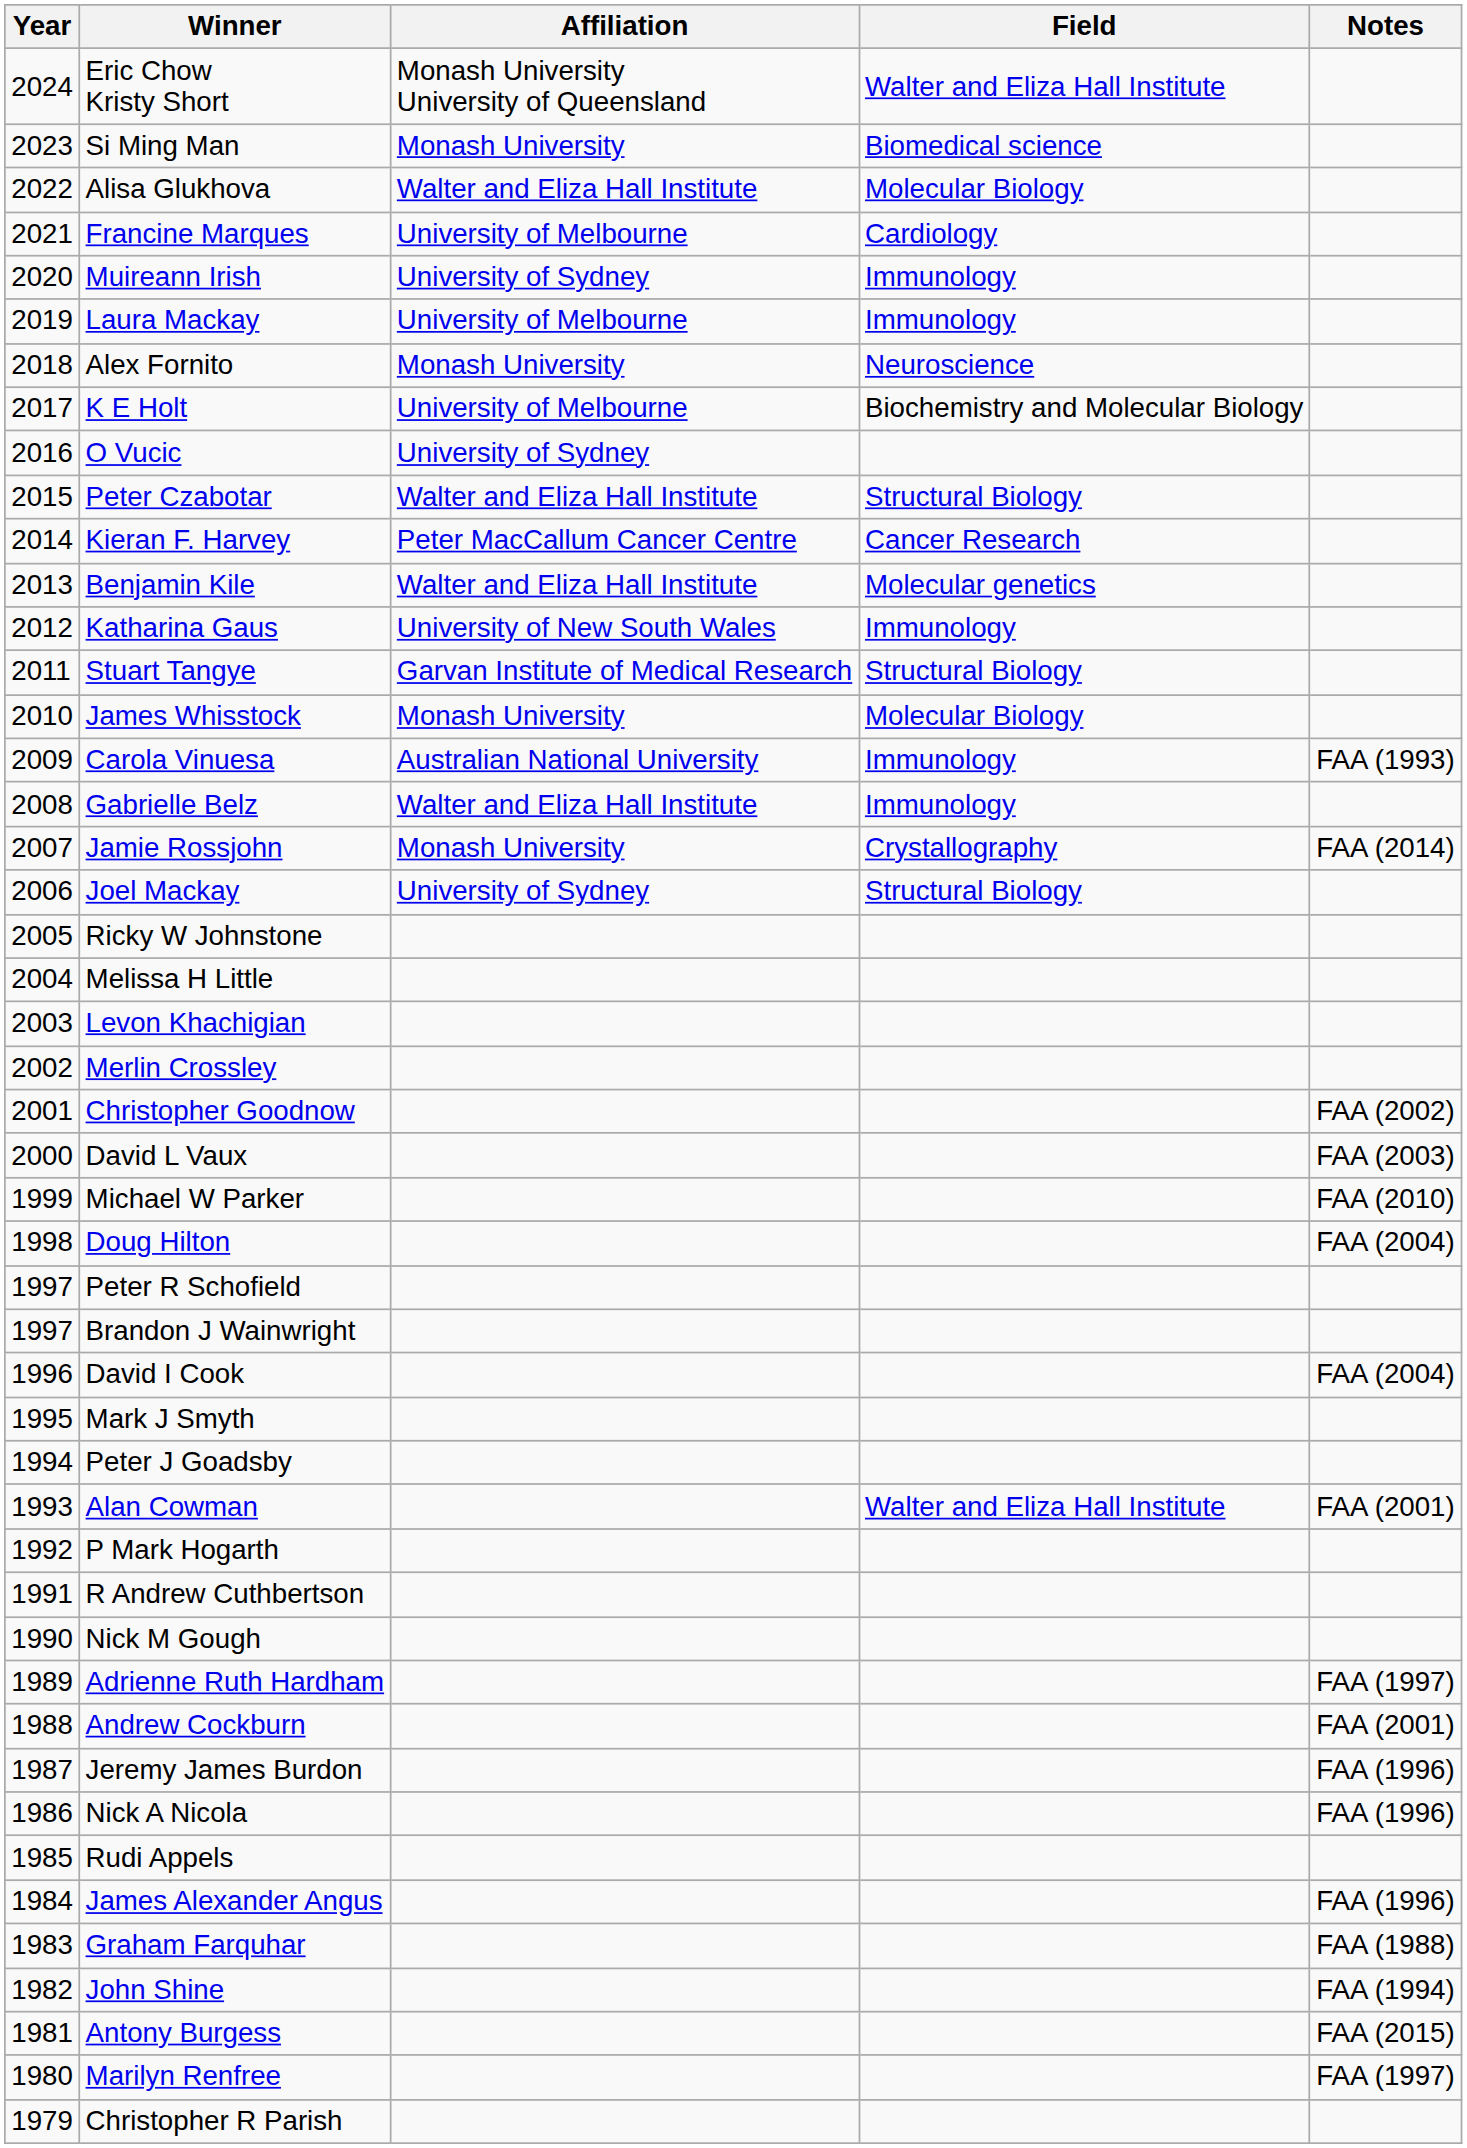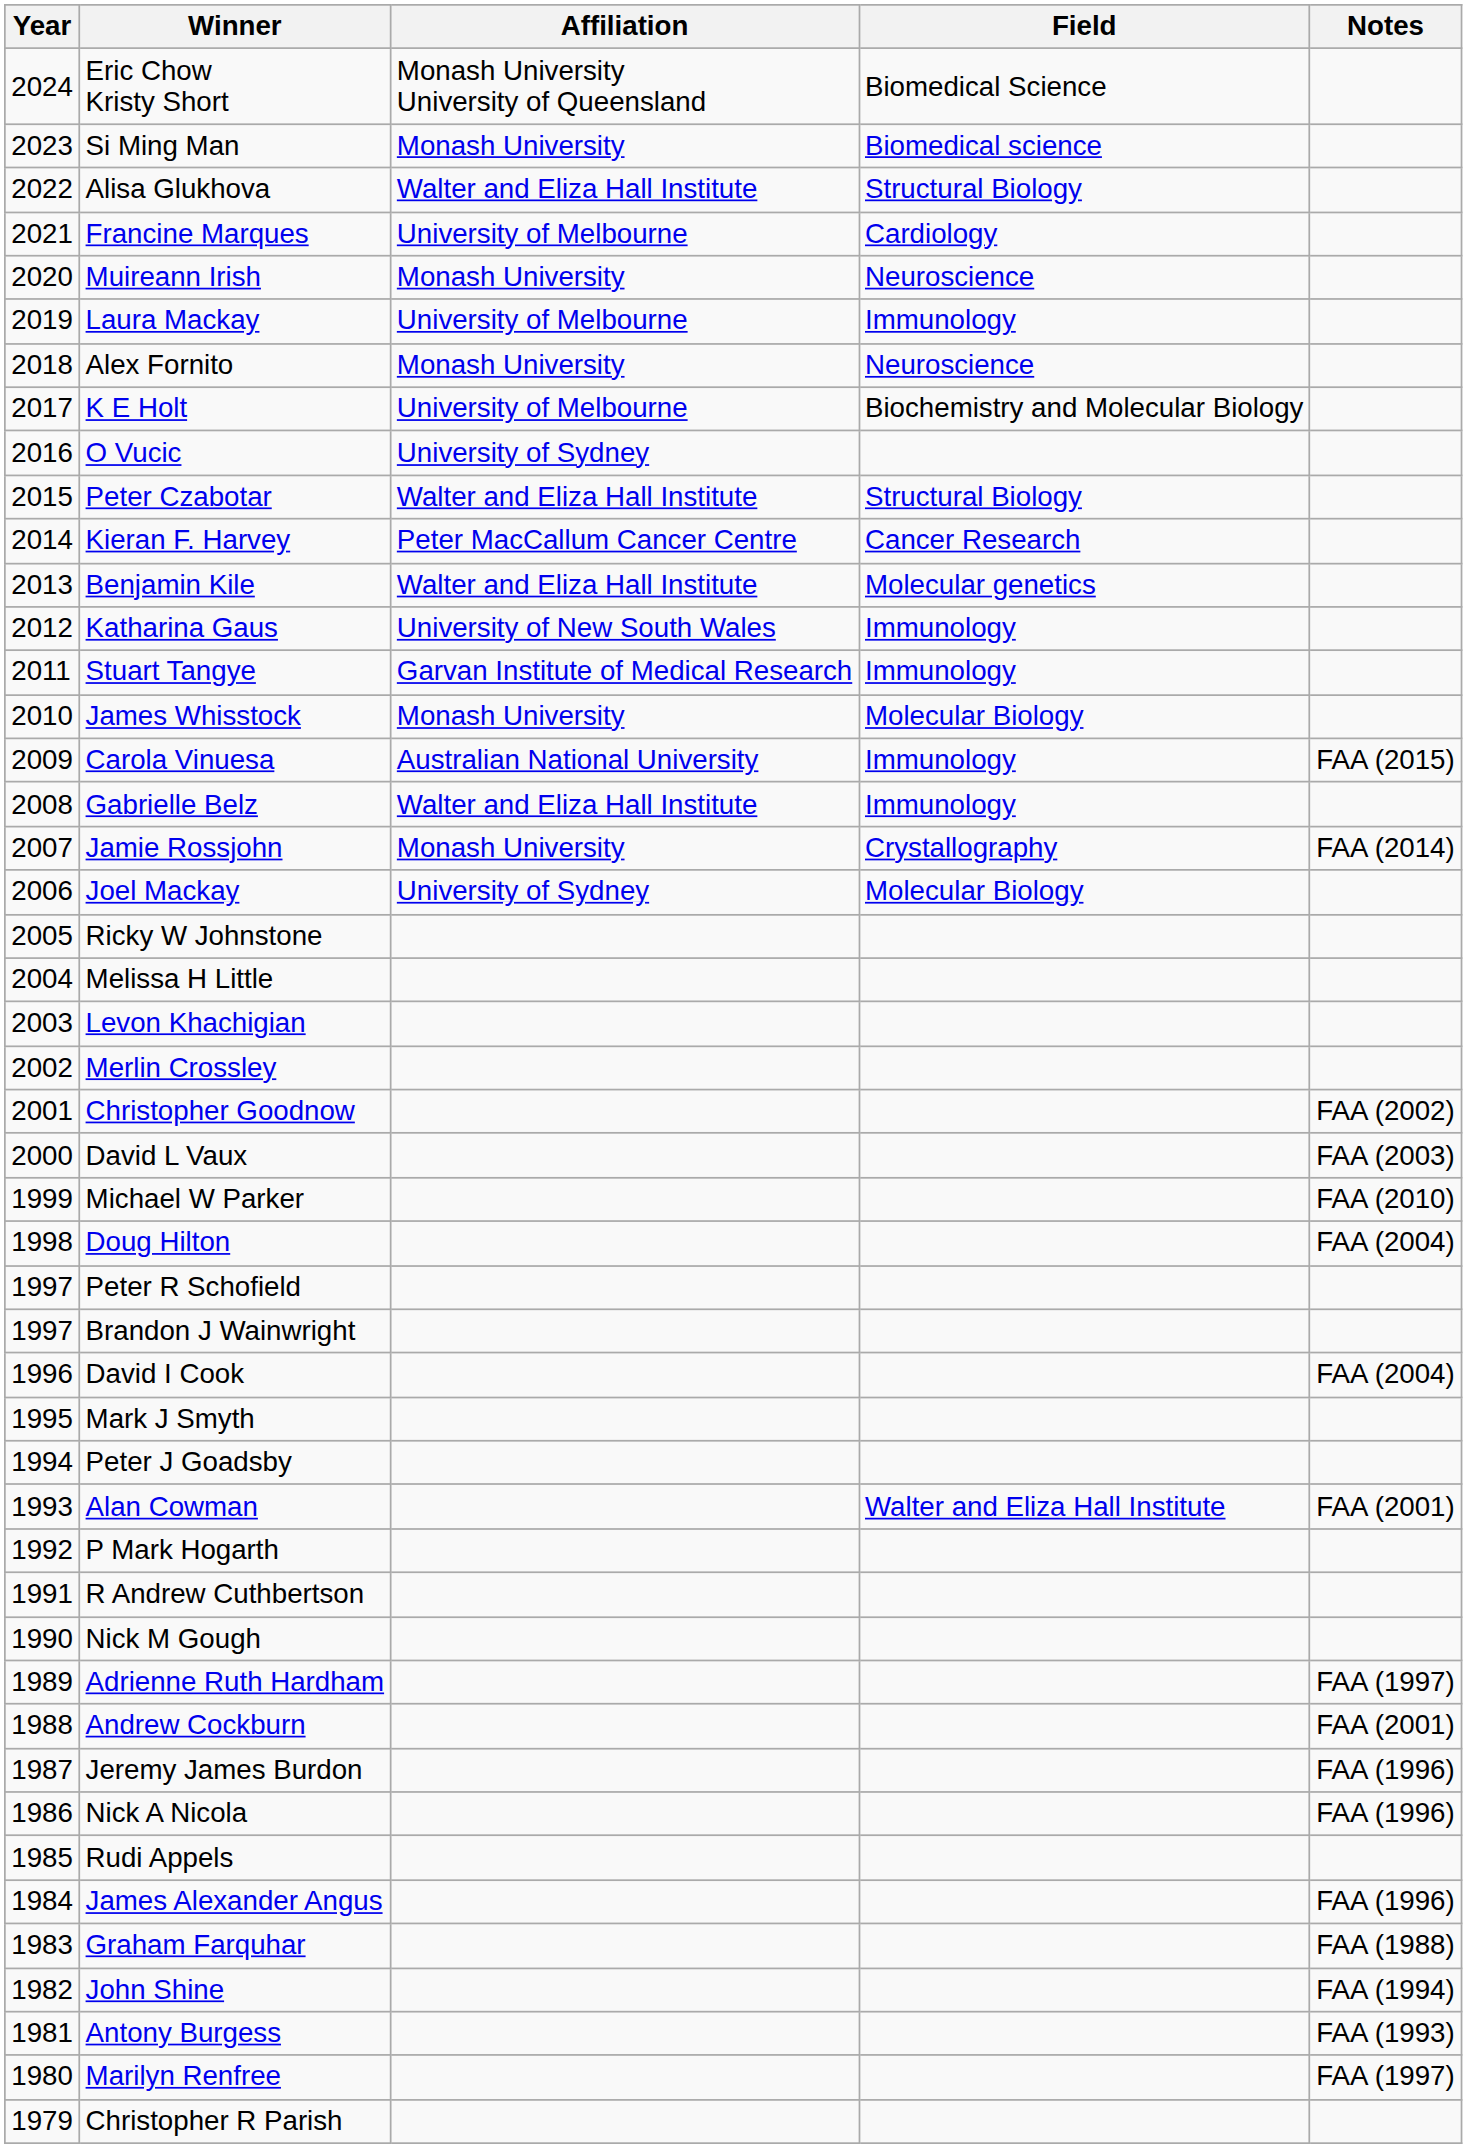(1045, 85) Walter and Eliza Hall Institute -> (986, 85) Biomedical Science
(974, 189) Molecular Biology -> (973, 189) Structural Biology
(523, 277) University of Sydney -> (511, 277) Monash University
(940, 277) Immunology -> (950, 277) Neuroscience
(973, 672) Structural Biology -> (940, 672) Immunology
(1385, 759) FAA (1993) -> (1385, 759) FAA (2015)
(973, 891) Structural Biology -> (974, 891) Molecular Biology
(1385, 2033) FAA (2015) -> (1385, 2033) FAA (1993)
